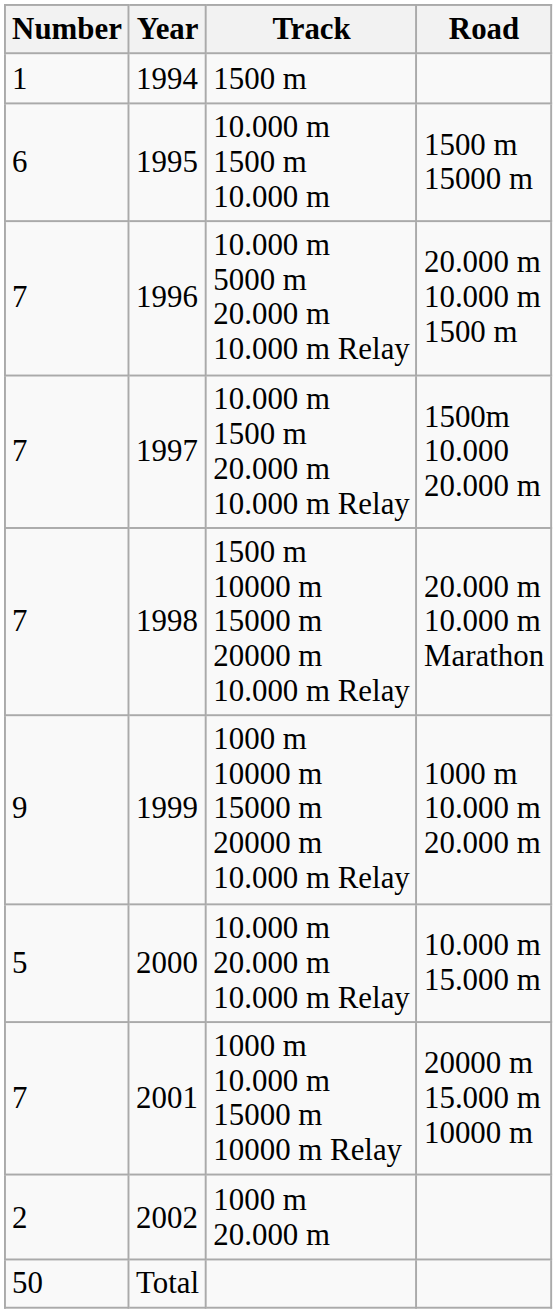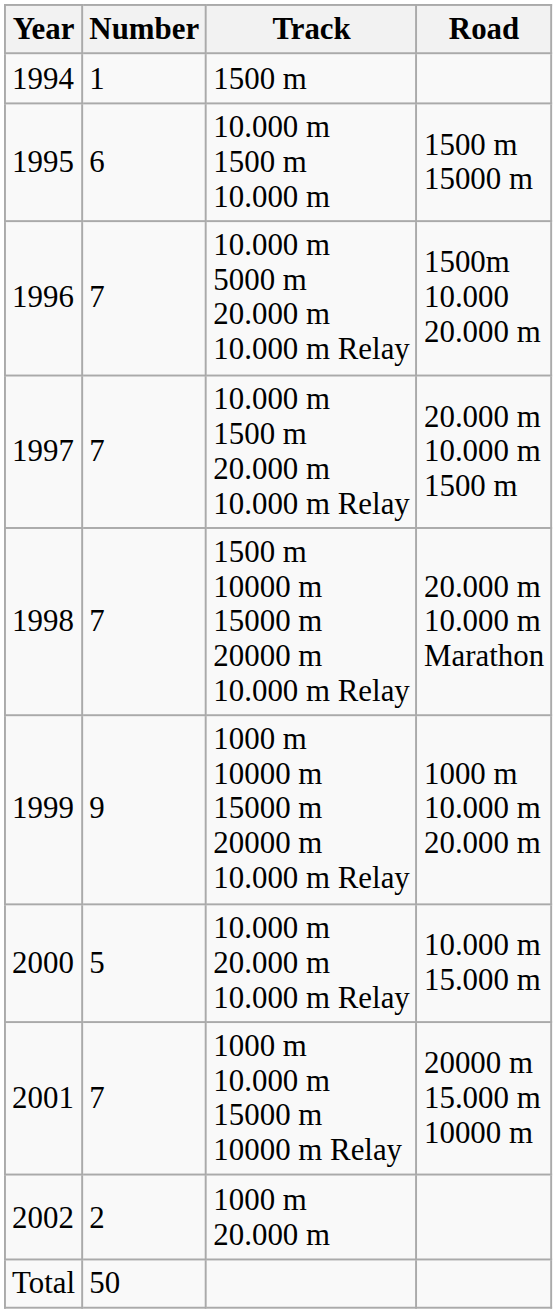columns swapped: (168, 28) <-> (67, 28)
(482, 297) 20.000 m 10.000 m 1500 m -> (482, 297) 1500m 10.000 20.000 m
(482, 450) 1500m 10.000 20.000 m -> (482, 450) 20.000 m 10.000 m 1500 m
